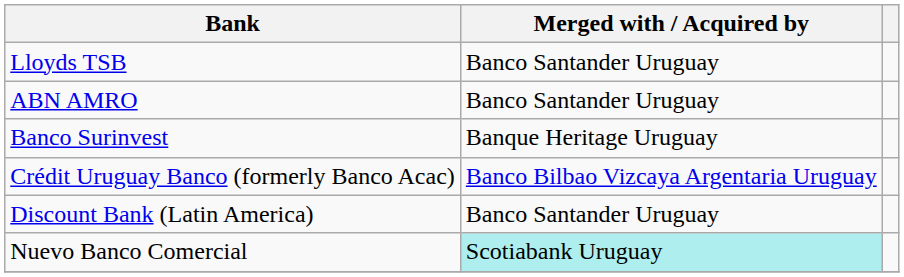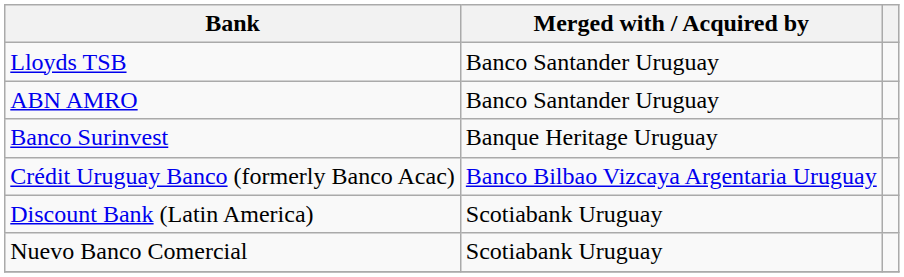(592, 213) Banco Santander Uruguay -> (564, 213) Scotiabank Uruguay
(564, 251) paleturquoise background -> (564, 251) no background
